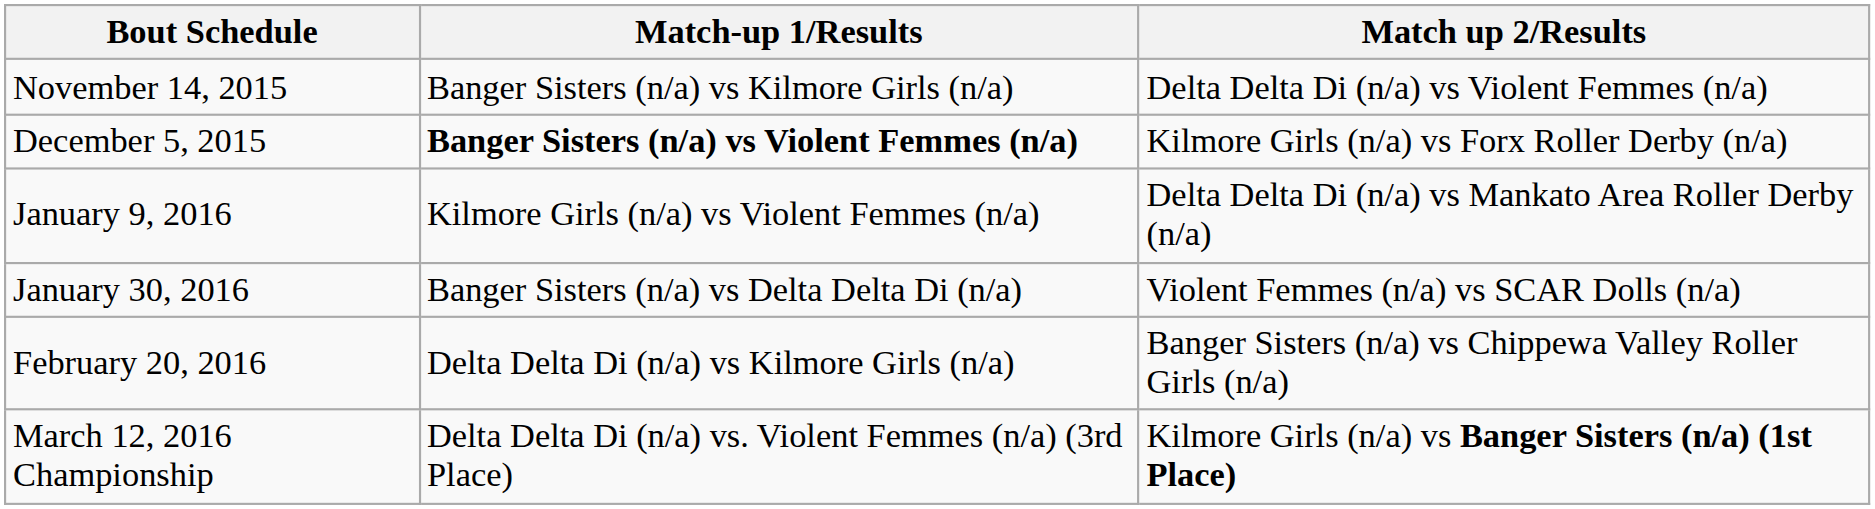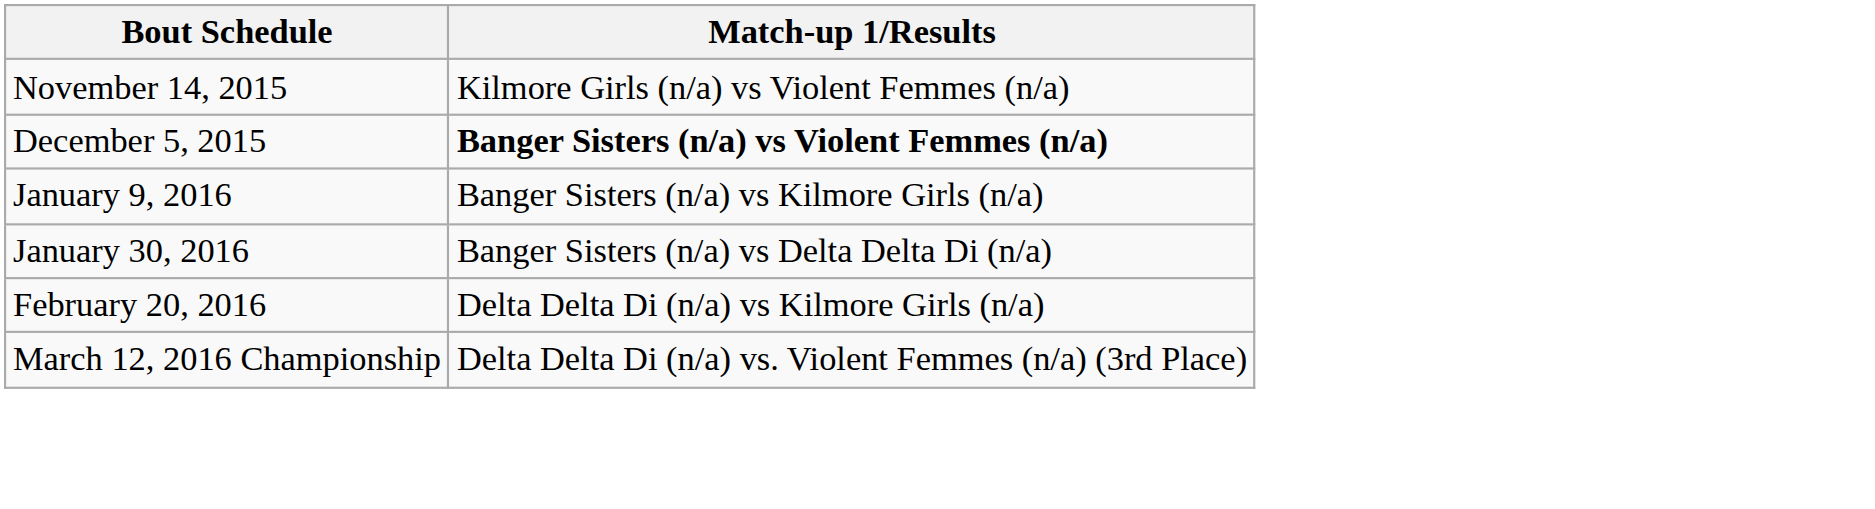- column: (1504, 31)
(720, 86) Banger Sisters (n/a) vs Kilmore Girls (n/a) -> (763, 86) Kilmore Girls (n/a) vs Violent Femmes (n/a)
(733, 214) Kilmore Girls (n/a) vs Violent Femmes (n/a) -> (750, 195) Banger Sisters (n/a) vs Kilmore Girls (n/a)
